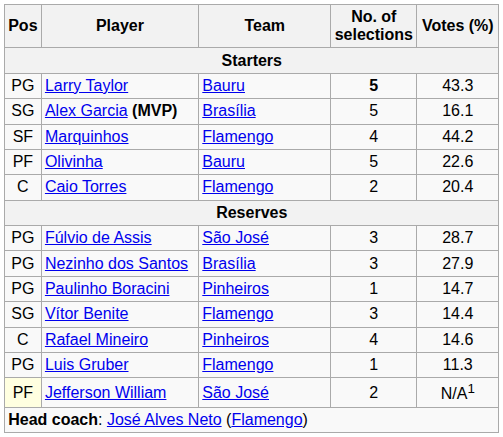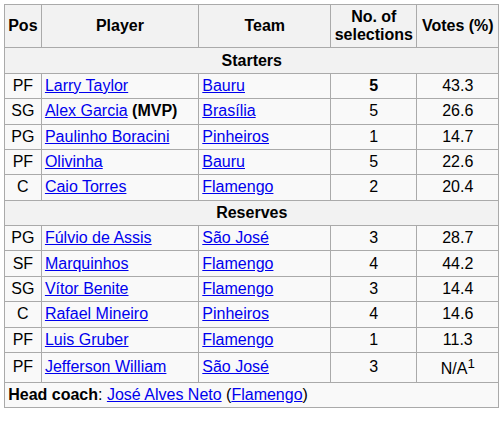(23, 85) PG -> (23, 85) PF
(458, 111) 16.1 -> (458, 111) 26.6
rows swapped: (87, 136) <-> (107, 288)
- row: (117, 263)
(23, 365) PG -> (23, 339) PF
(23, 392) lightyellow background -> (23, 367) no background
(374, 392) 2 -> (374, 367) 3
